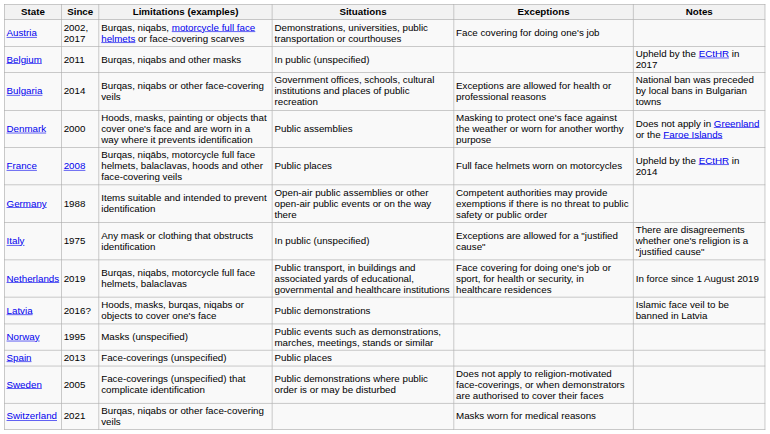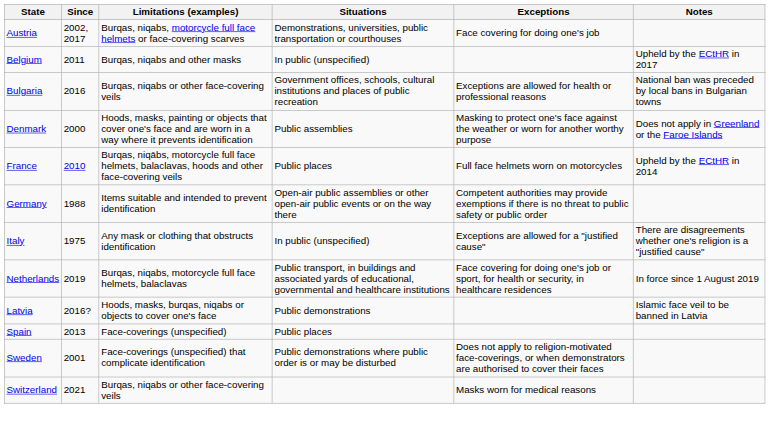(75, 91) 2014 -> (75, 91) 2016
(75, 166) 2008 -> (75, 166) 2010
- row: (23, 337)
(75, 384) 2005 -> (75, 358) 2001
